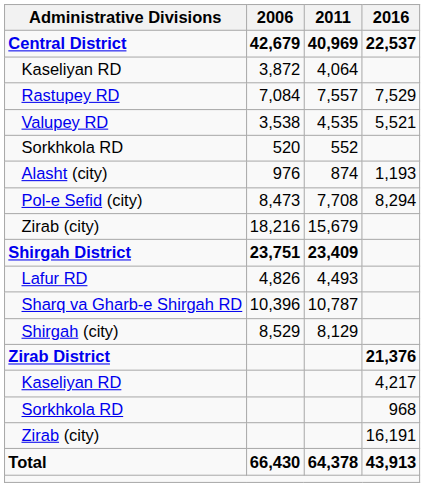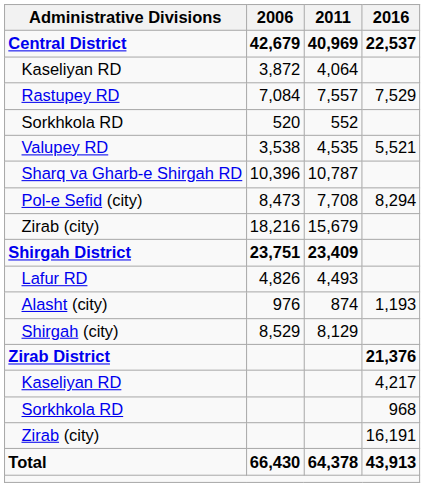rows swapped: (72, 148) <-> (65, 122)
rows swapped: (65, 174) <-> (132, 305)
